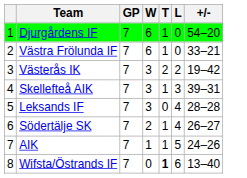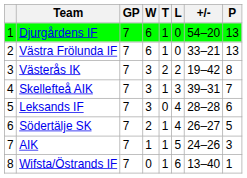+ column: (232, 13)
(165, 164) bold -> (165, 164) normal
